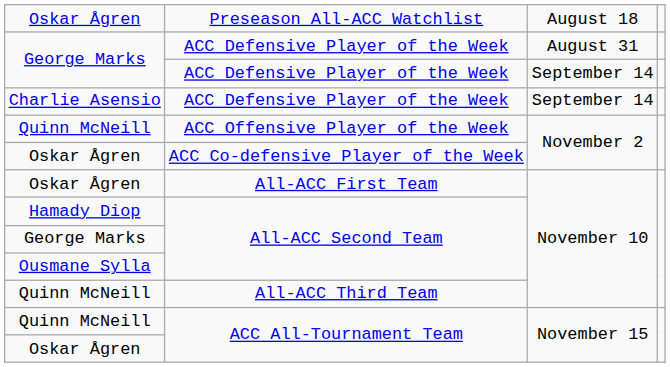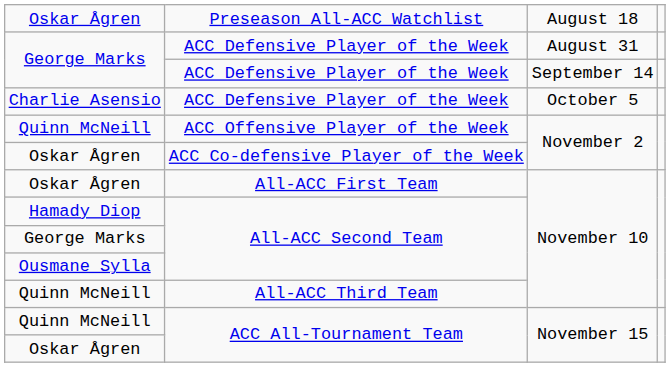(593, 101) September 14 -> (593, 101) October 5
